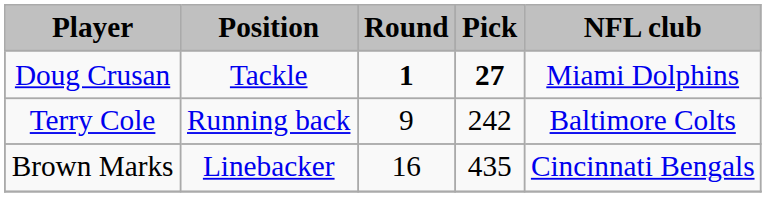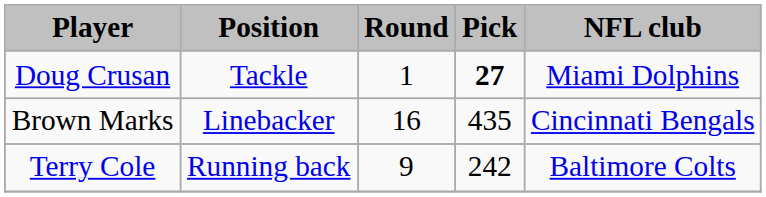(406, 74) bold -> (406, 74) normal
rows swapped: (93, 120) <-> (93, 167)
